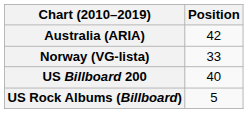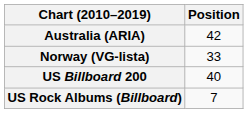(214, 98) 5 -> (214, 98) 7
